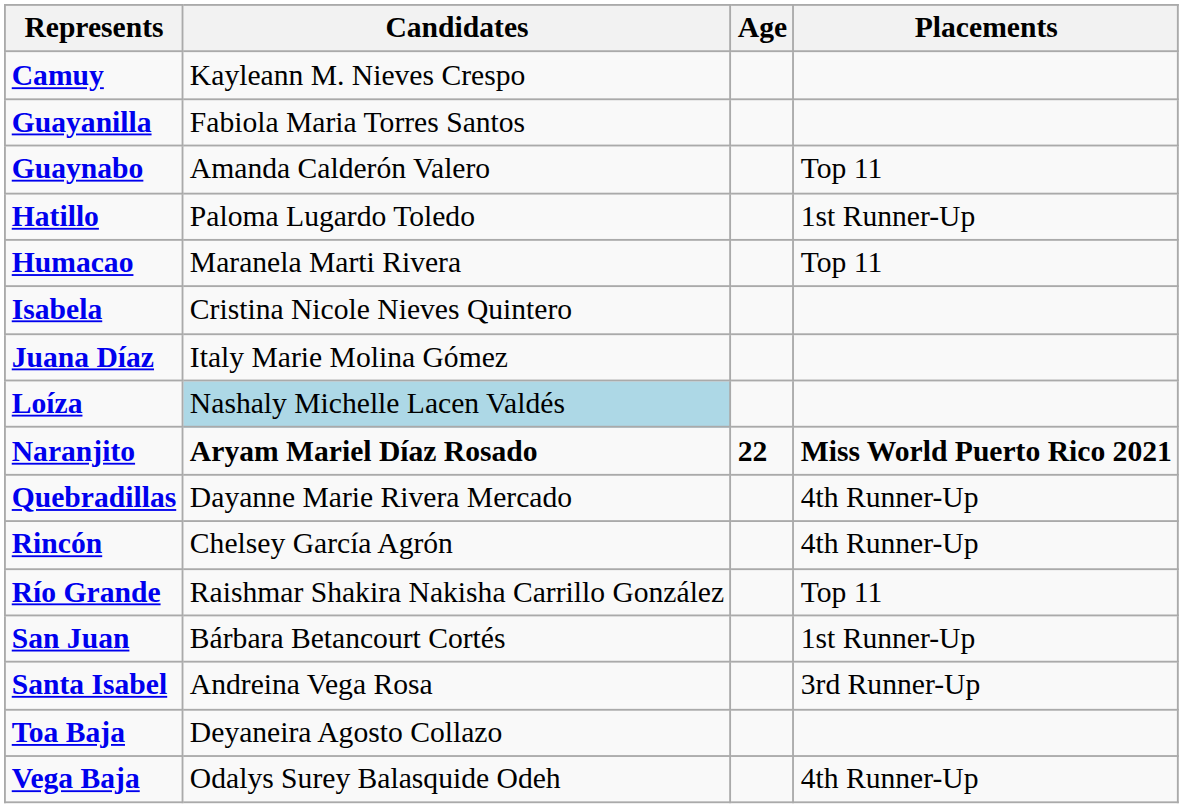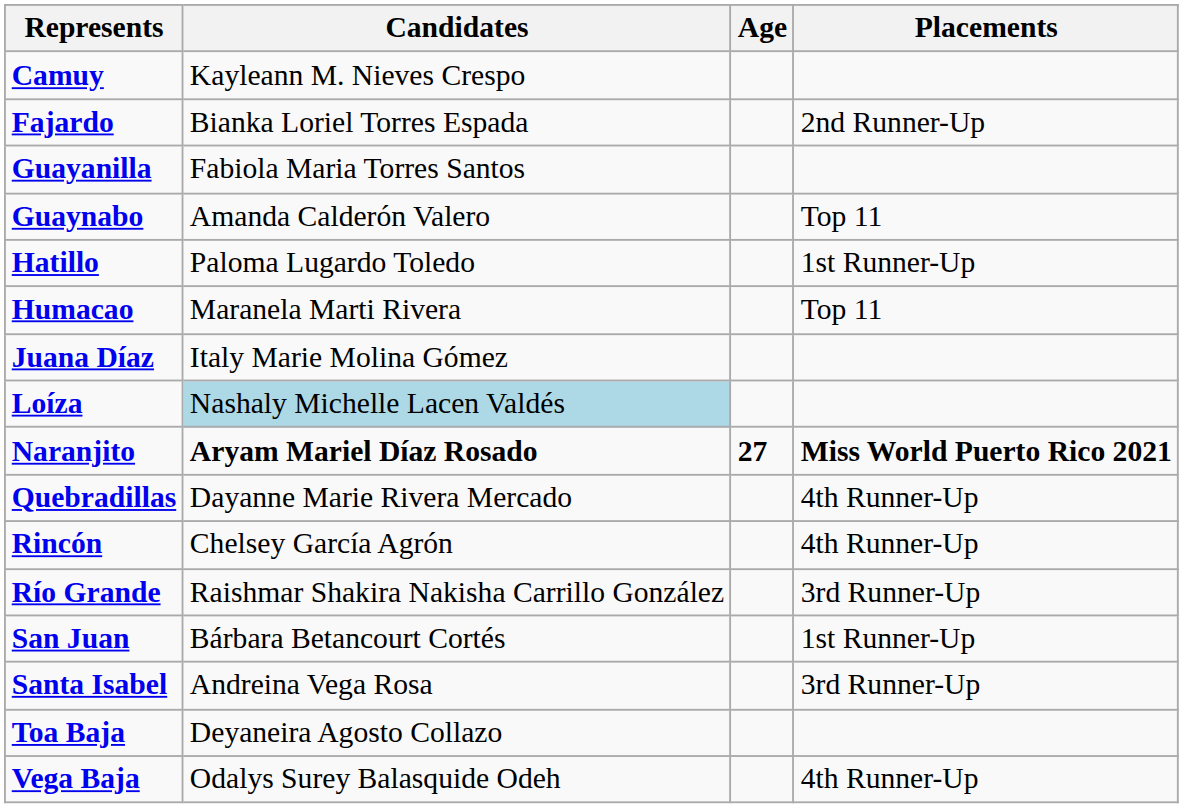+ row: (63, 121)
- row: (57, 309)
(753, 450) 22 -> (753, 450) 27
(842, 591) Top 11 -> (890, 591) 3rd Runner-Up
